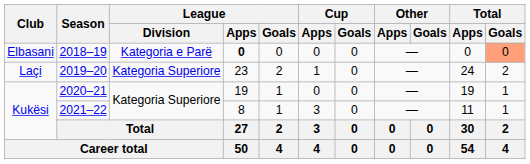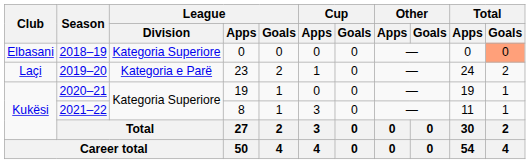(166, 52) Kategoria e Parë -> (166, 52) Kategoria Superiore
(241, 52) bold -> (241, 52) normal
(166, 71) Kategoria Superiore -> (166, 71) Kategoria e Parë
